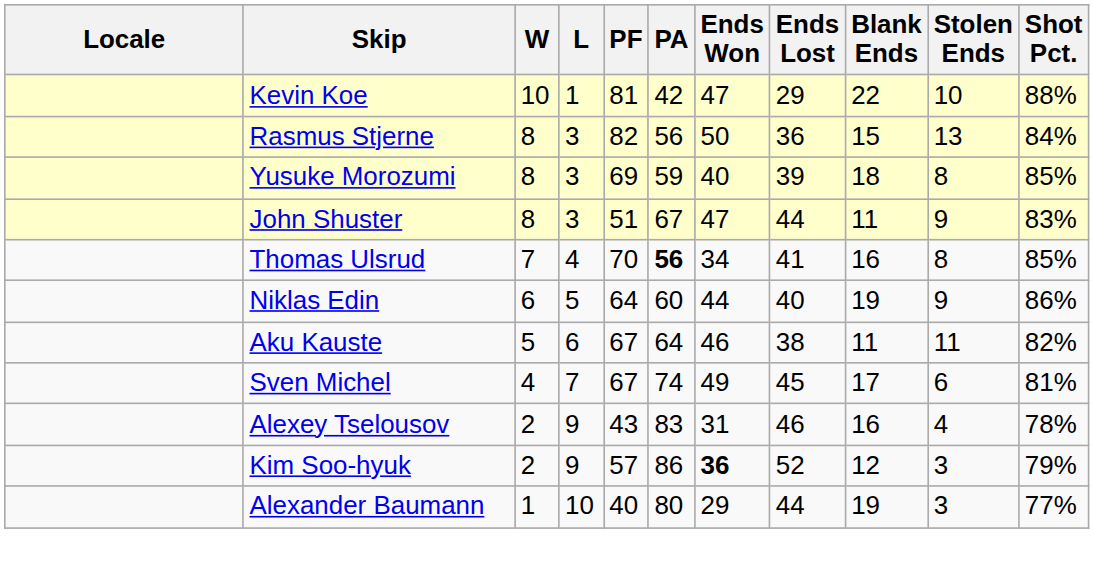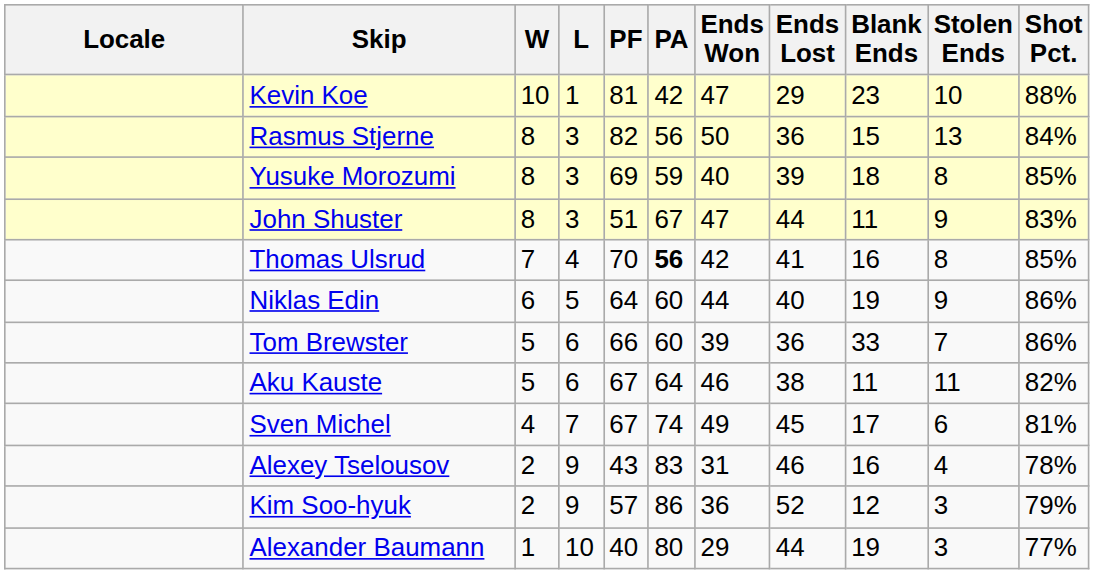(866, 95) 22 -> (866, 95) 23
(715, 259) 34 -> (715, 259) 42
+ row: (329, 341)
(715, 465) bold -> (715, 506) normal
